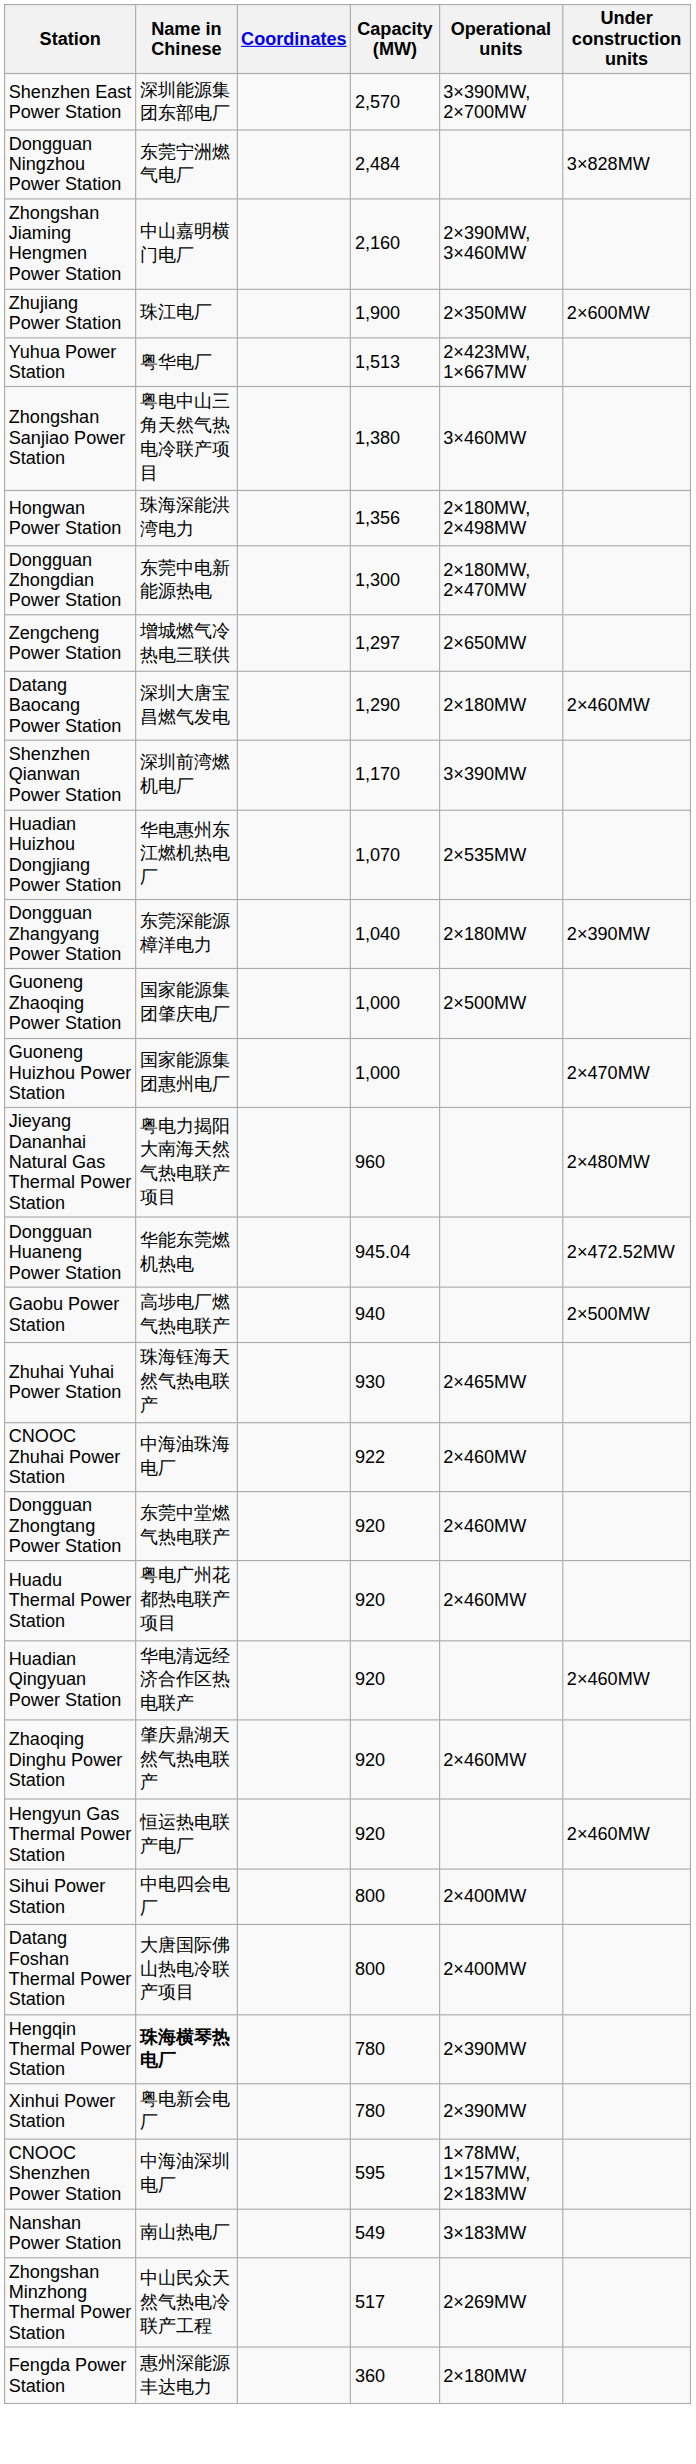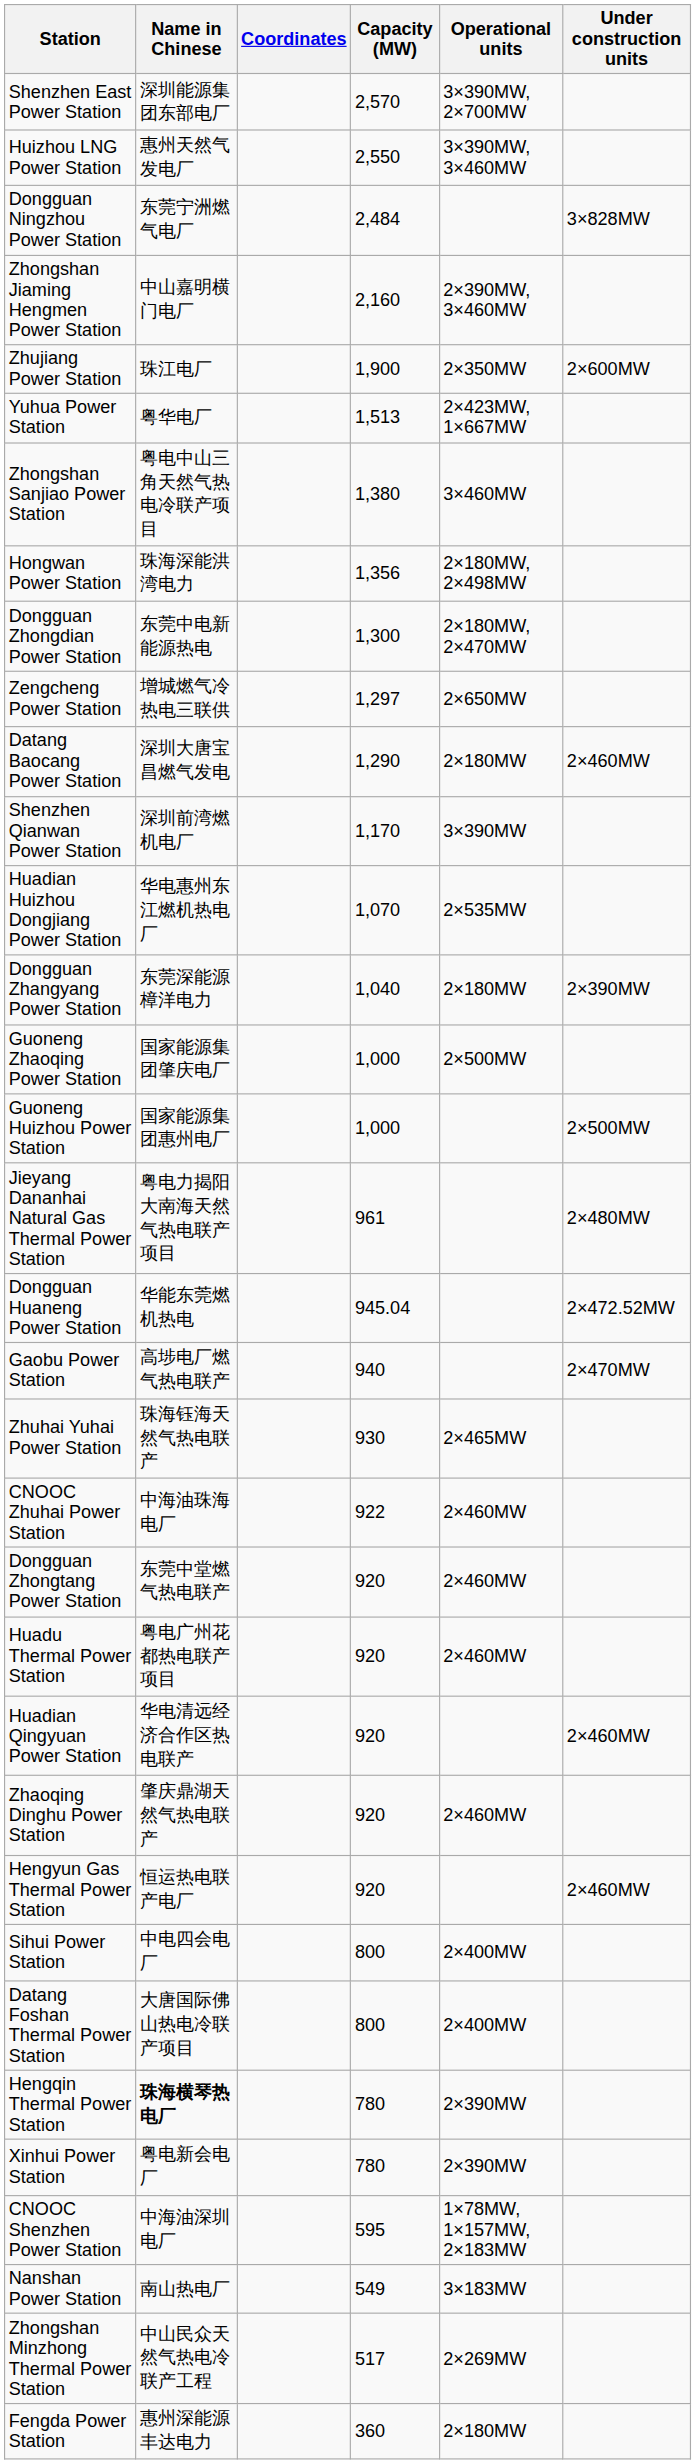+ row: (65, 157)
(608, 1072) 2×470MW -> (608, 1128) 2×500MW
(370, 1162) 960 -> (370, 1218) 961
(608, 1314) 2×500MW -> (608, 1370) 2×470MW
